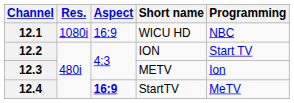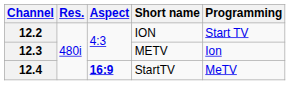- row: (30, 32)
